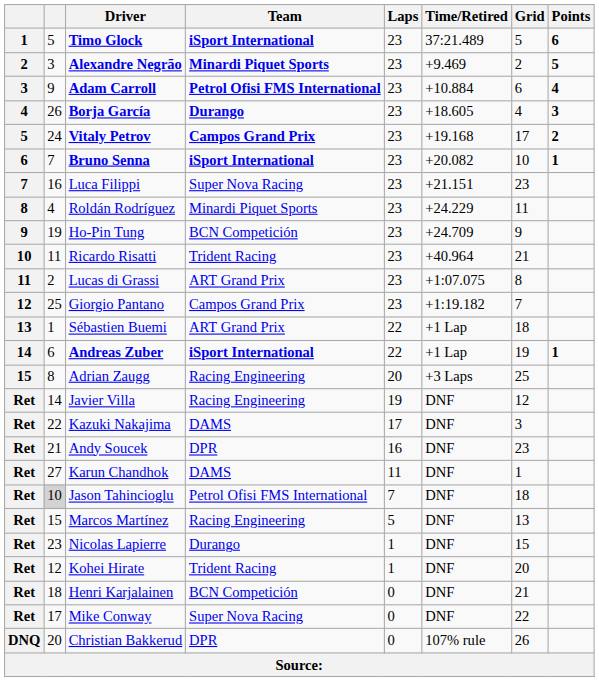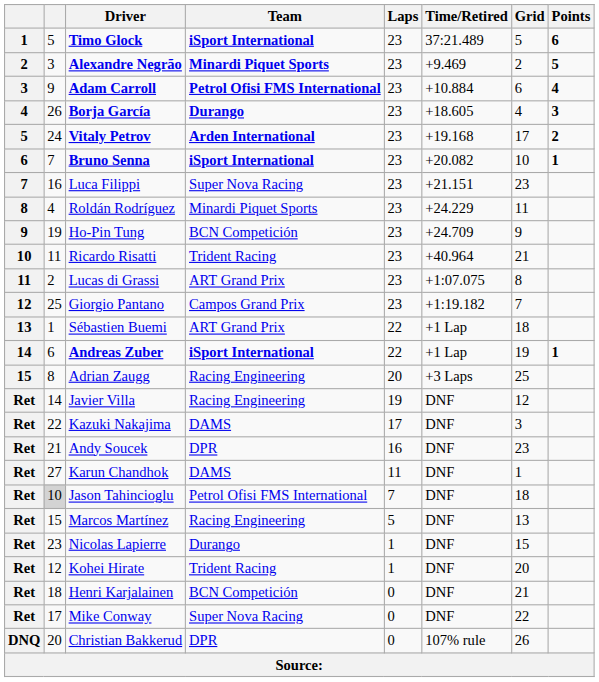(252, 136) Campos Grand Prix -> (252, 136) Arden International
